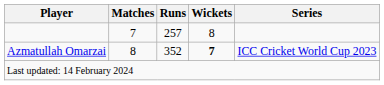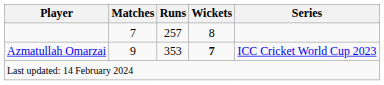(133, 51) 8 -> (133, 51) 9
(173, 51) 352 -> (173, 51) 353
